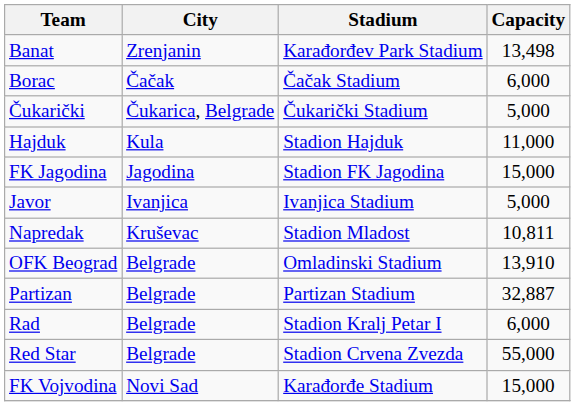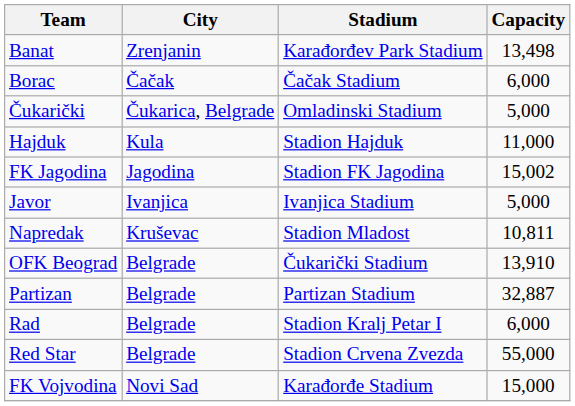(355, 111) Čukarički Stadium -> (362, 111) Omladinski Stadium
(528, 171) 15,000 -> (528, 171) 15,002
(362, 263) Omladinski Stadium -> (355, 263) Čukarički Stadium
